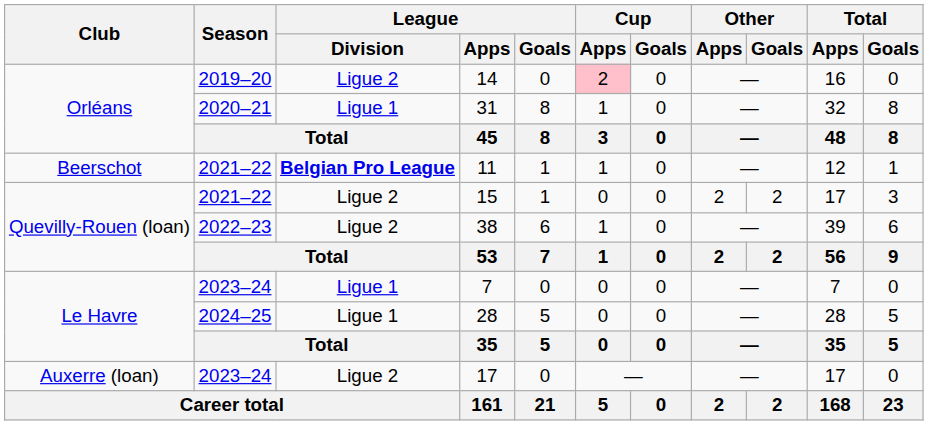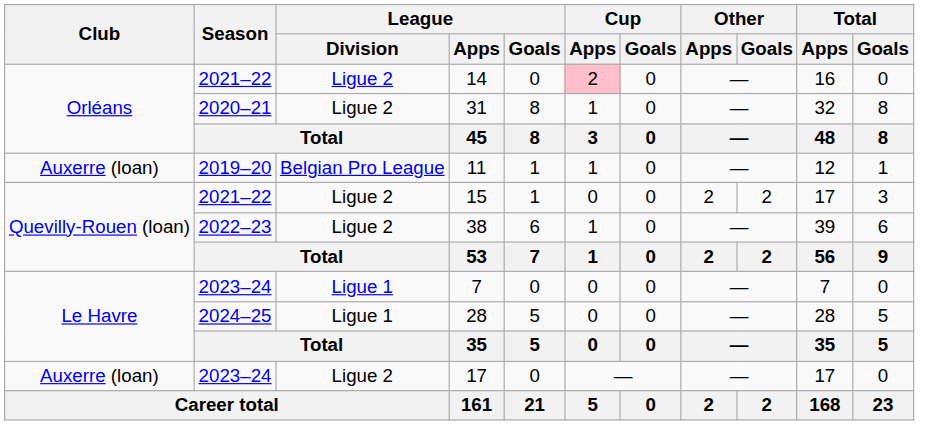(235, 78) 2019–20 -> (235, 78) 2021–22
(367, 108) Ligue 1 -> (362, 108) Ligue 2
(99, 167) Beerschot -> (99, 167) Auxerre (loan)
(235, 167) 2021–22 -> (235, 167) 2019–20
(367, 167) bold -> (362, 167) normal
